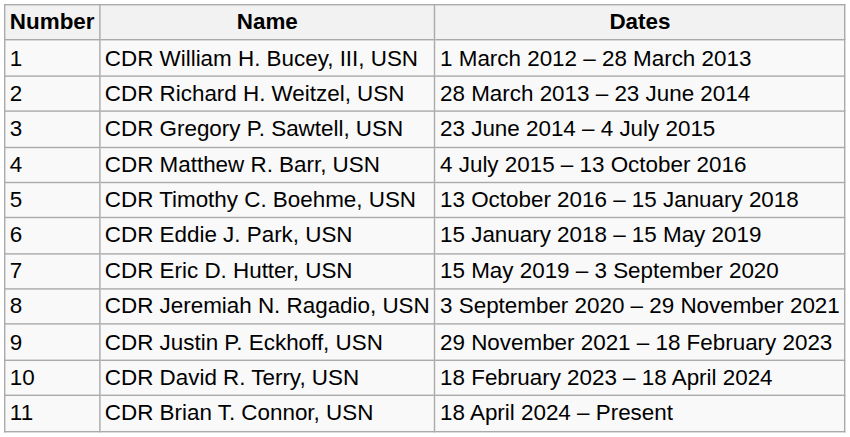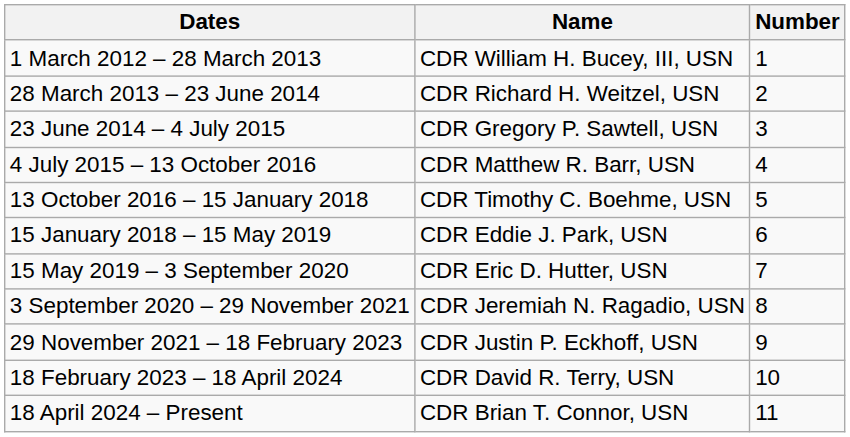columns swapped: (52, 22) <-> (640, 22)
